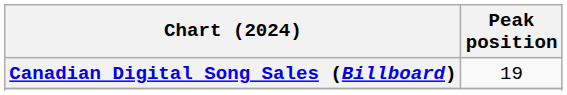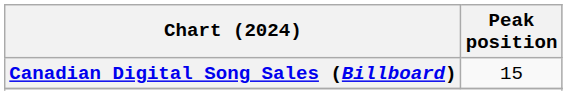(512, 74) 19 -> (512, 74) 15
